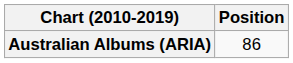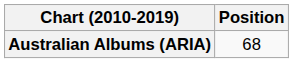(252, 44) 86 -> (252, 44) 68
